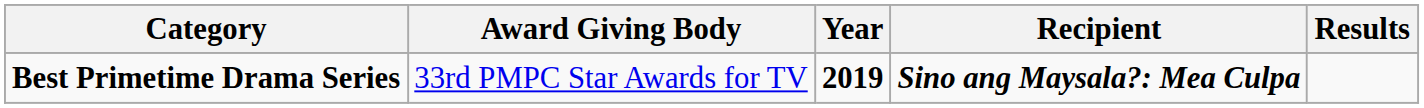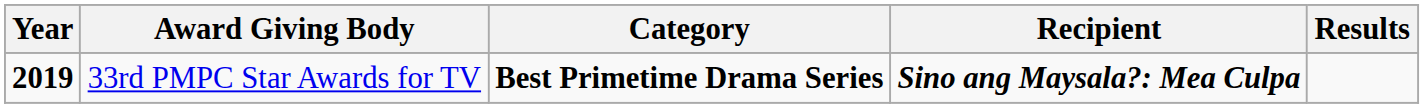columns swapped: (853, 28) <-> (206, 28)
